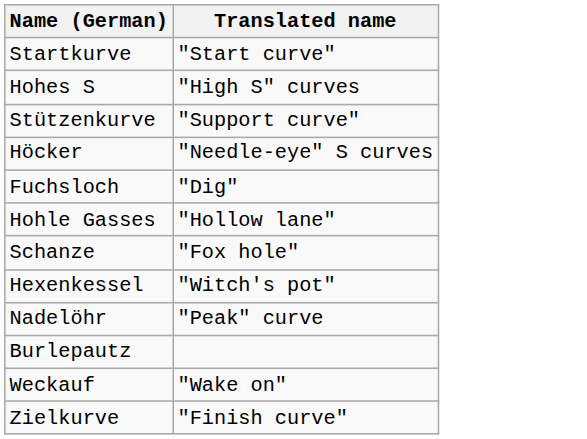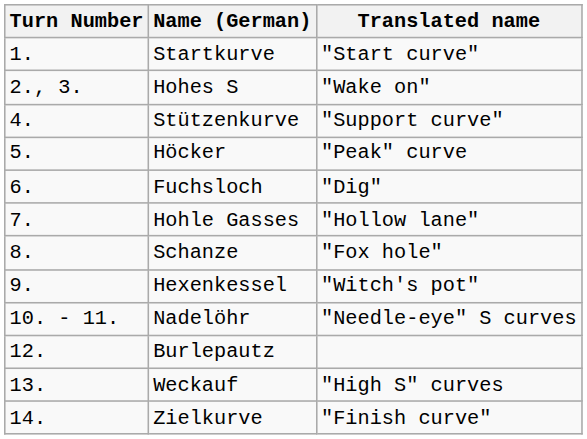+ column: (77, 21)
(269, 87) "High S" curves -> (376, 87) "Wake on"
(305, 154) "Needle-eye" S curves -> (394, 154) "Peak" curve
(251, 319) "Peak" curve -> (449, 319) "Needle-eye" S curves
(232, 385) "Wake on" -> (412, 385) "High S" curves
